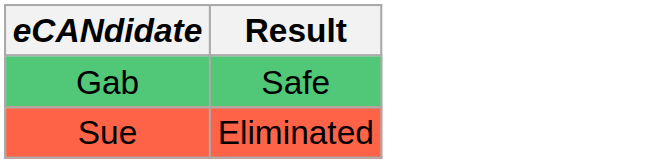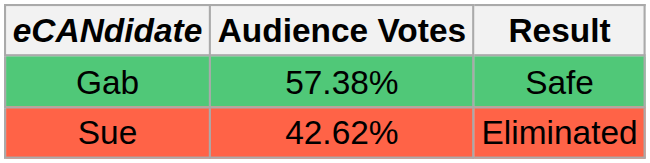+ column: (342, 31)
